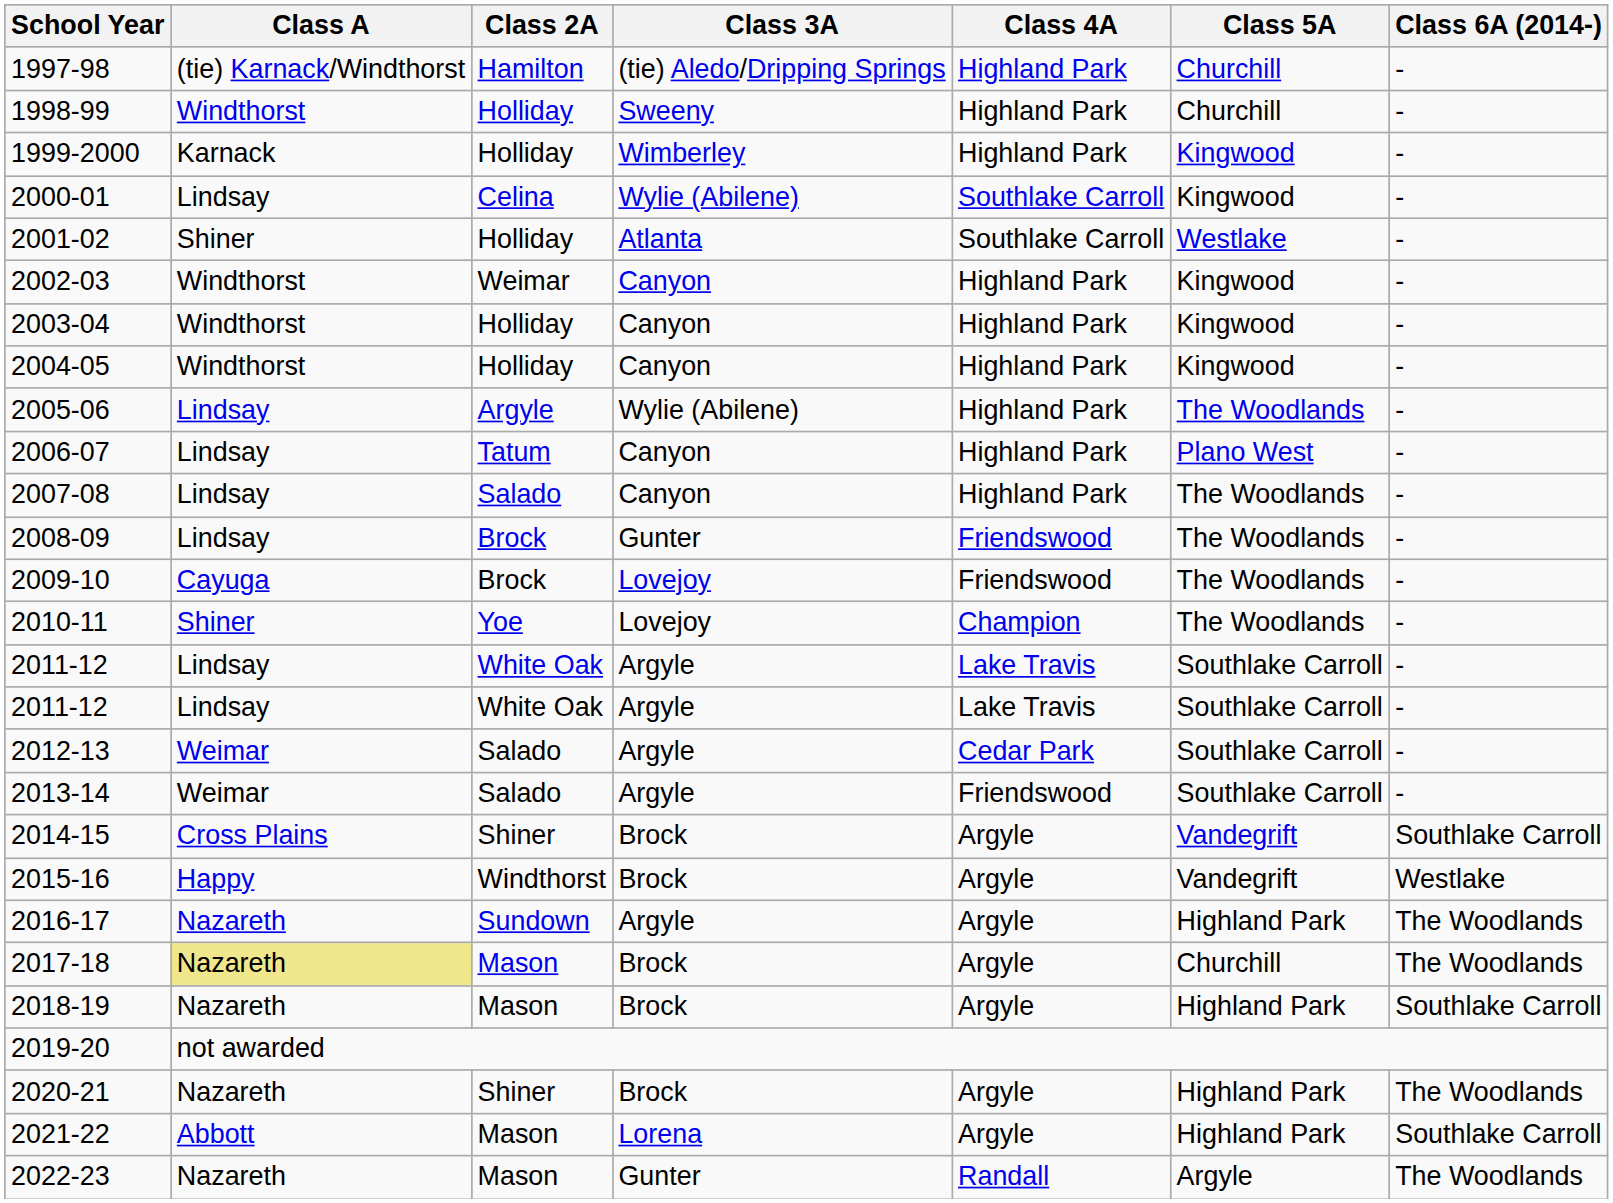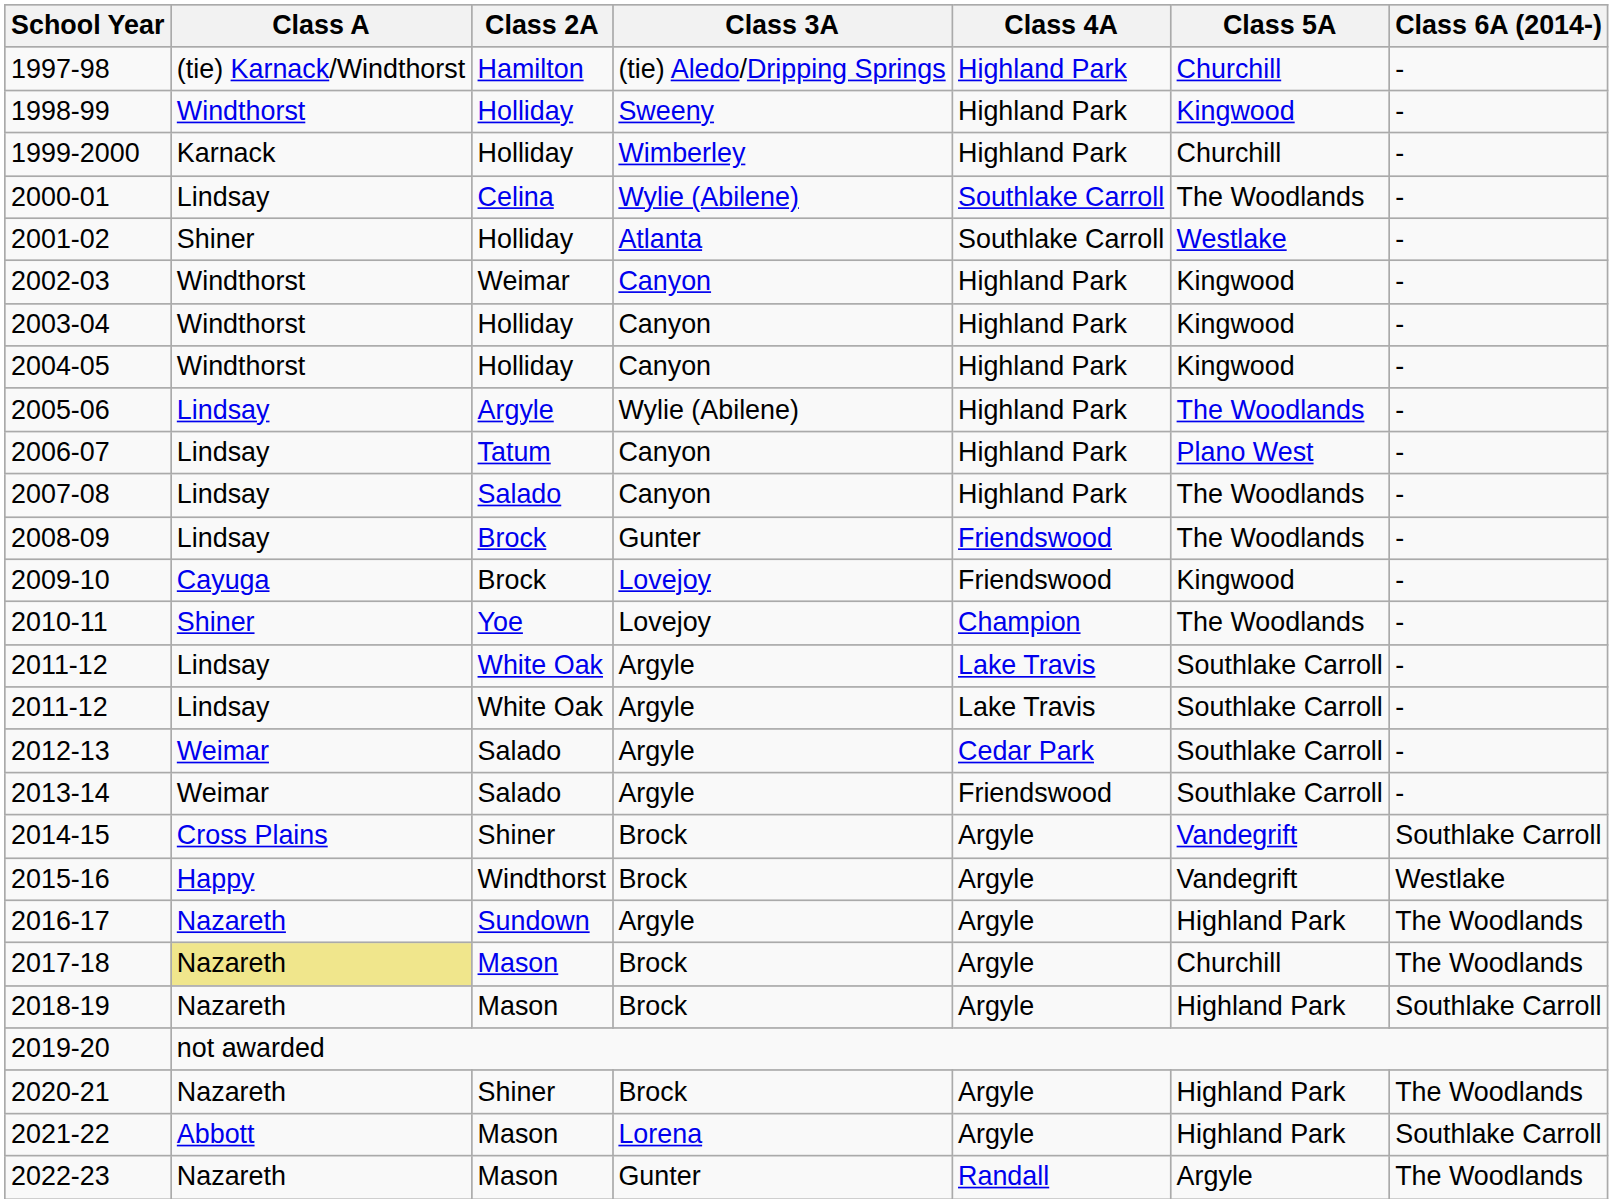(1229, 111) Churchill -> (1236, 111) Kingwood
(1236, 153) Kingwood -> (1229, 153) Churchill
(1236, 196) Kingwood -> (1271, 196) The Woodlands
(1271, 580) The Woodlands -> (1236, 580) Kingwood
